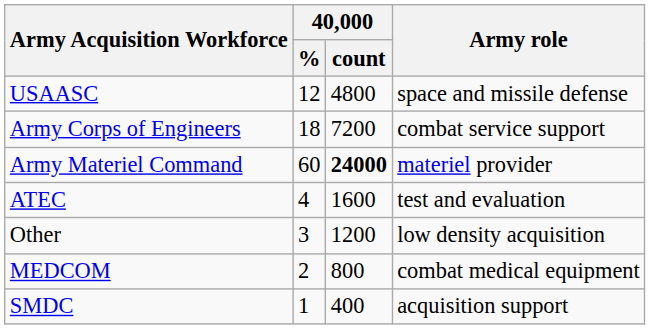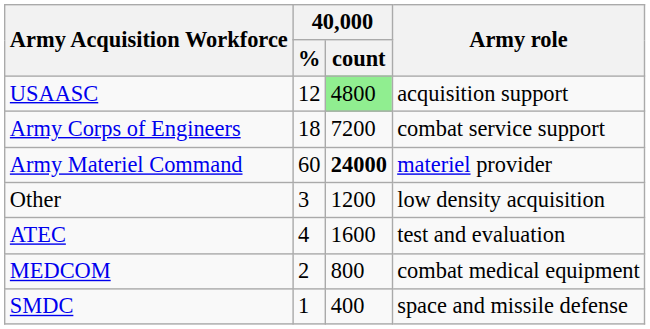(353, 93) no background -> (353, 93) lightgreen background
(513, 93) space and missile defense -> (483, 93) acquisition support
rows swapped: (38, 199) <-> (35, 235)
(483, 306) acquisition support -> (513, 306) space and missile defense
